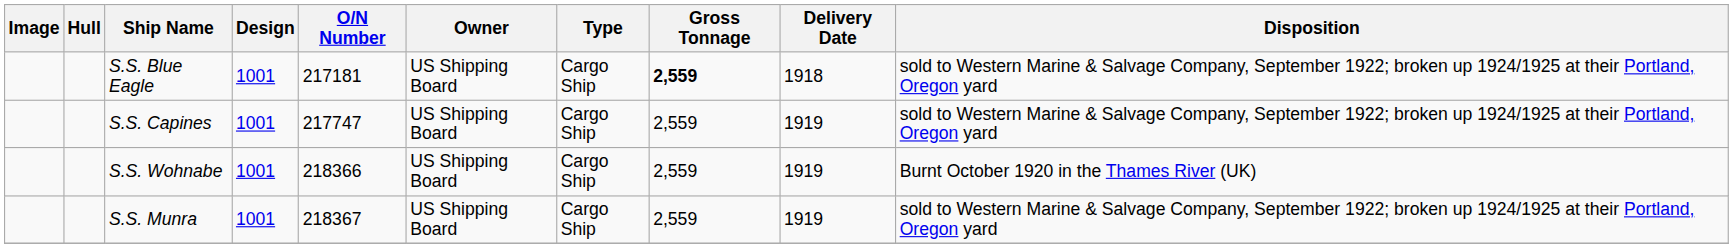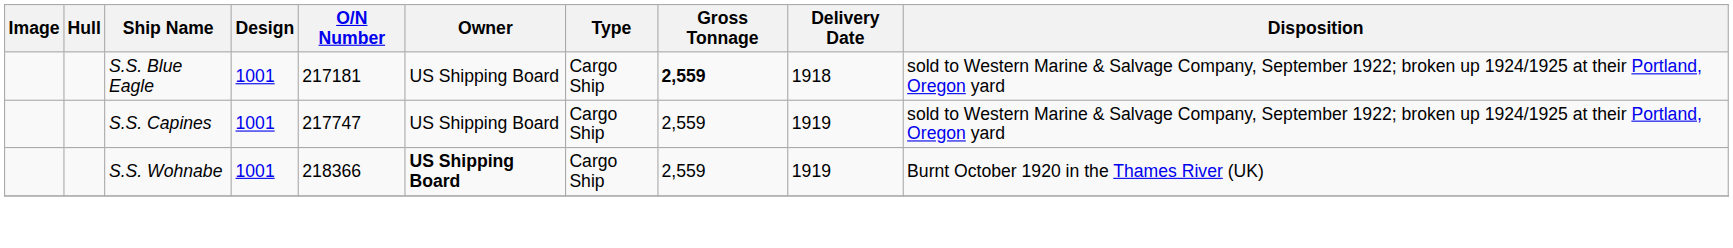(459, 171) normal -> (462, 171) bold
- row: (153, 219)
